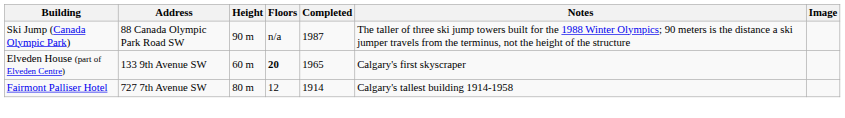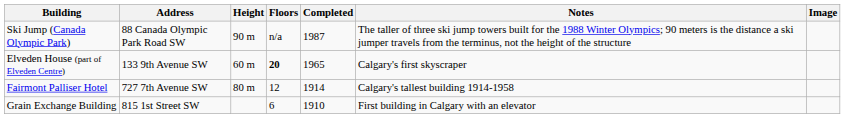+ row: (62, 105)
